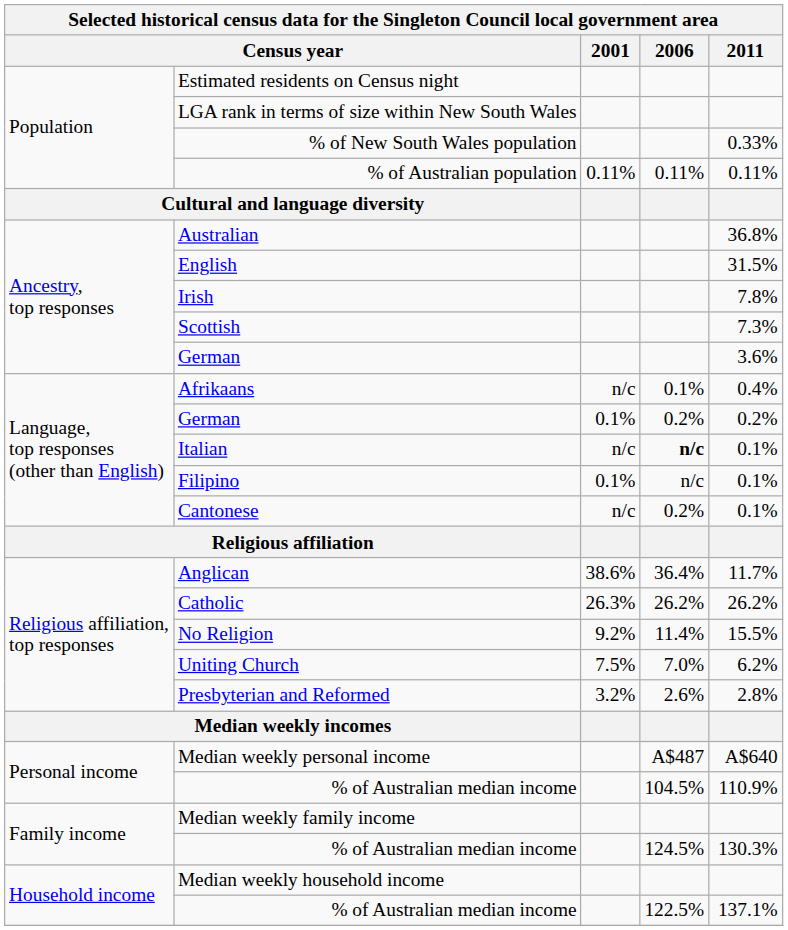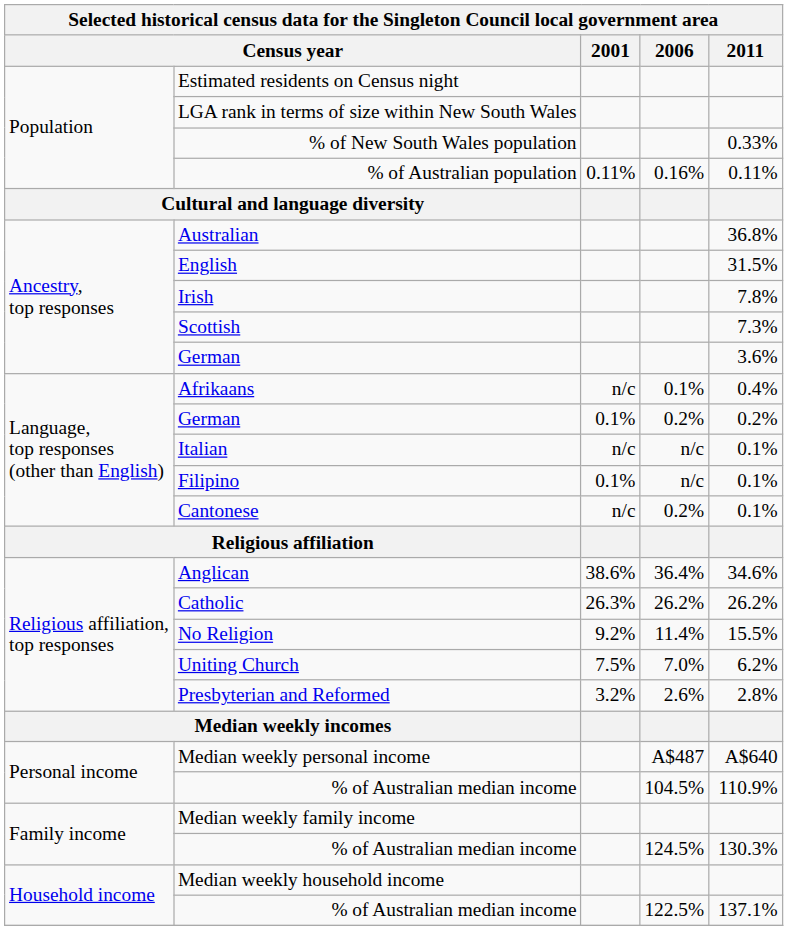(677, 173) 0.11% -> (677, 173) 0.16%
(689, 449) bold -> (690, 449) normal
(751, 572) 11.7% -> (750, 572) 34.6%
